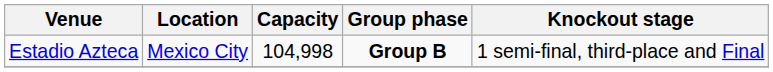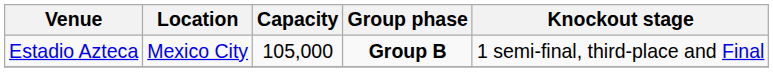(298, 50) 104,998 -> (298, 50) 105,000
